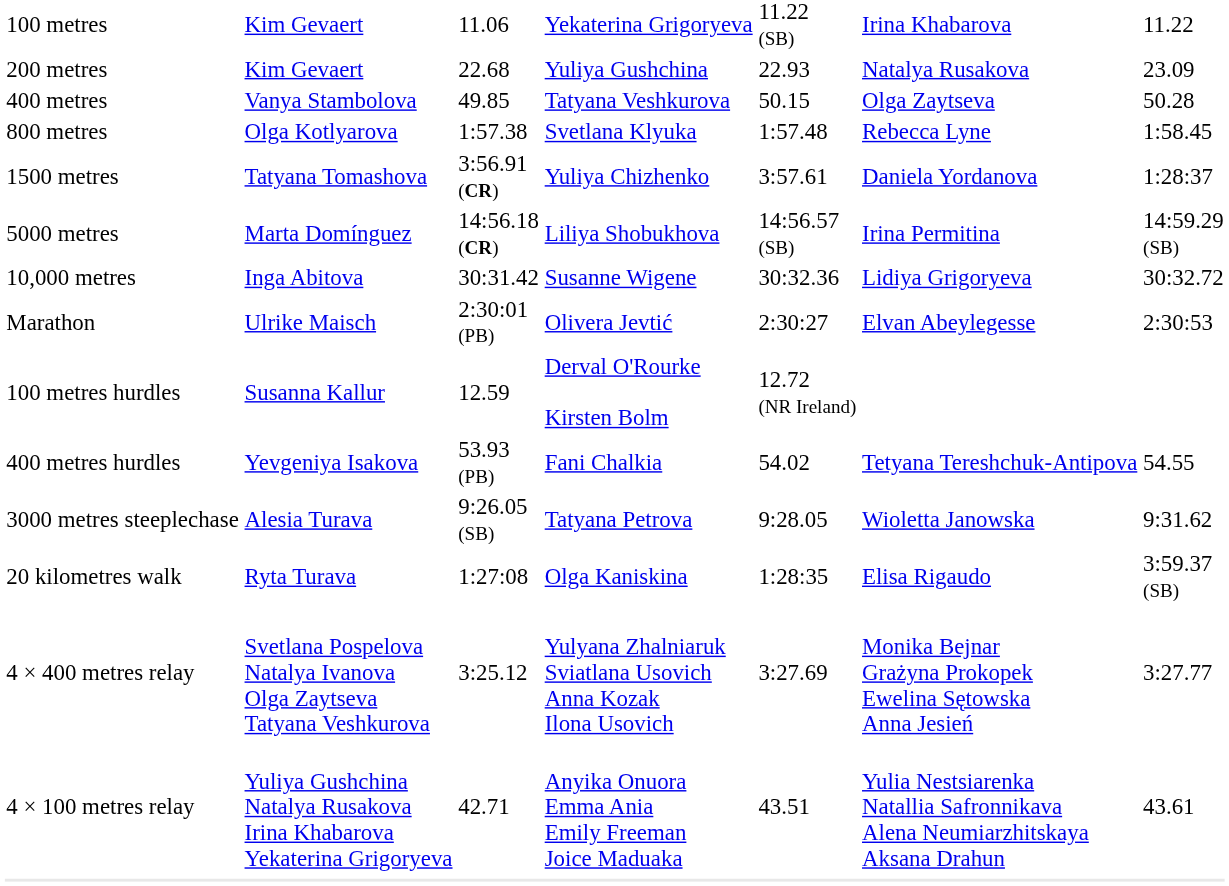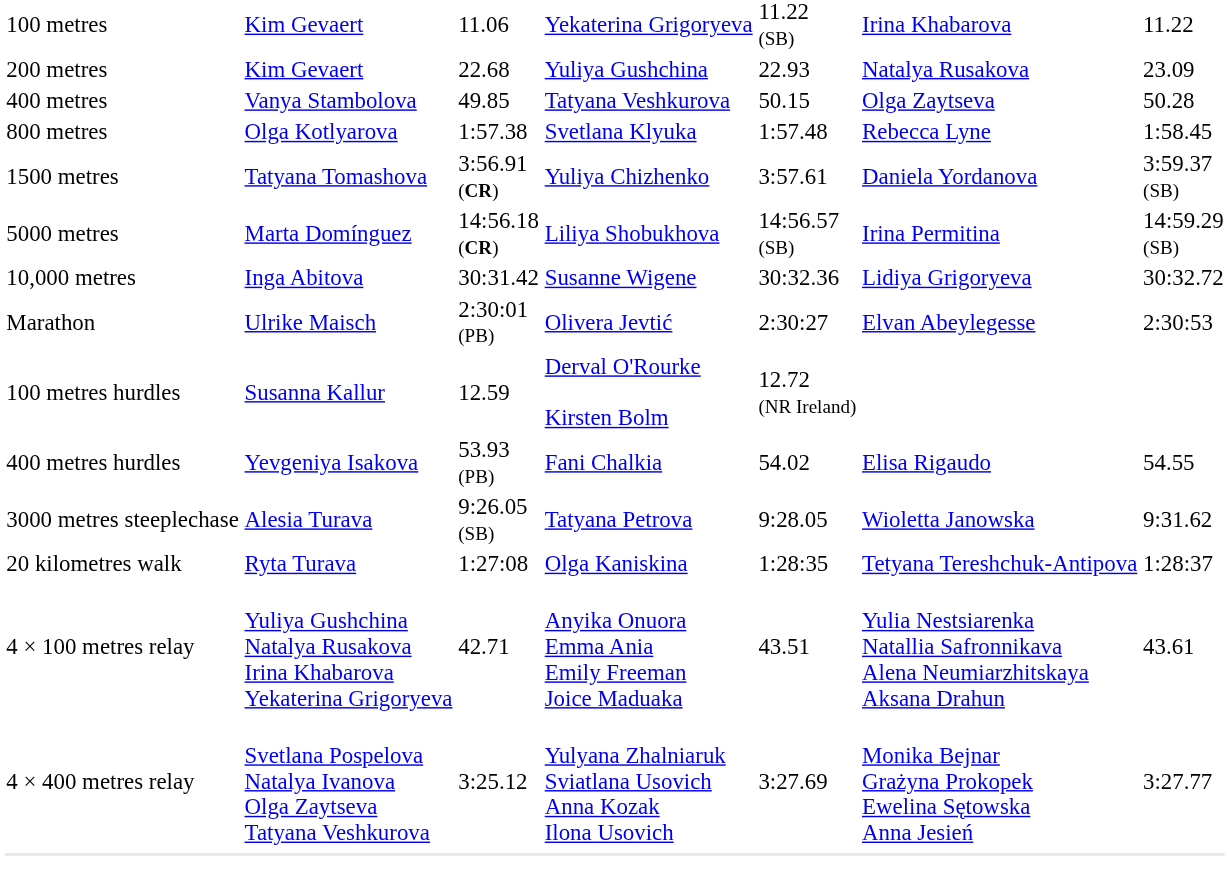(1178, 176) 1:28:37 -> (1178, 176) 3:59.37 (SB)
(1000, 462) Tetyana Tereshchuk-Antipova -> (927, 462) Elisa Rigaudo
(927, 576) Elisa Rigaudo -> (1000, 563) Tetyana Tereshchuk-Antipova
(1178, 576) 3:59.37 (SB) -> (1178, 563) 1:28:37
rows swapped: (100, 807) <-> (100, 672)
